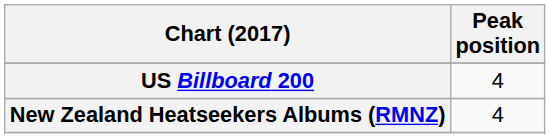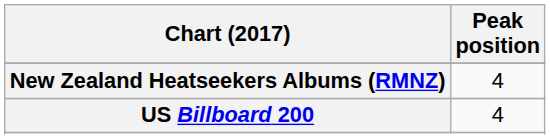rows swapped: (228, 115) <-> (228, 80)
